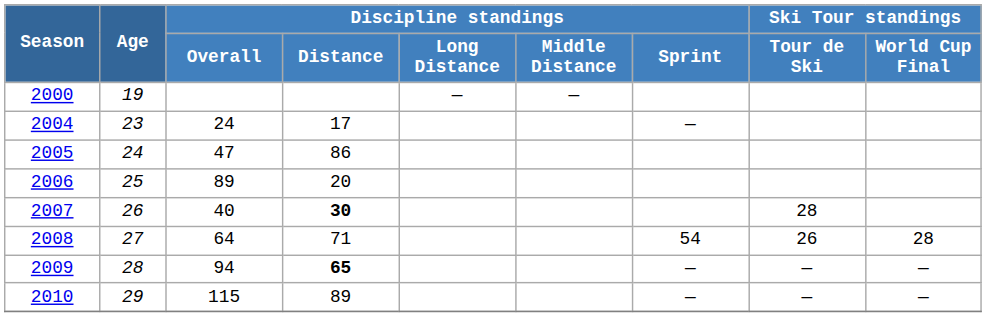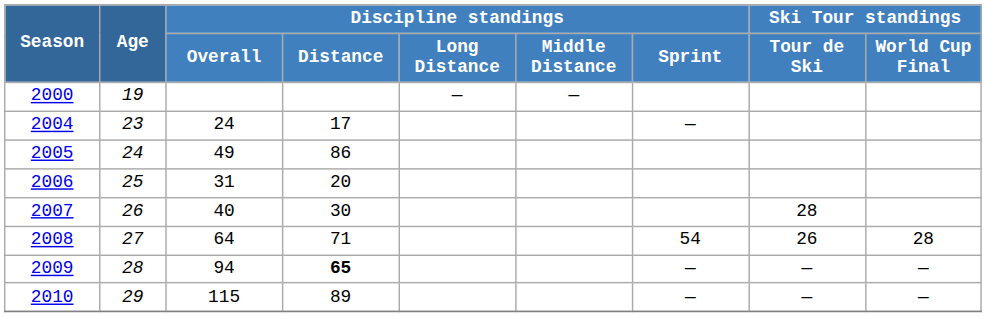(224, 154) 47 -> (224, 154) 49
(224, 183) 89 -> (224, 183) 31
(341, 212) bold -> (341, 212) normal
